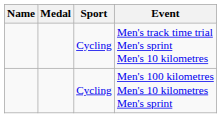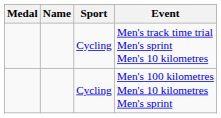columns swapped: (21, 14) <-> (56, 14)
